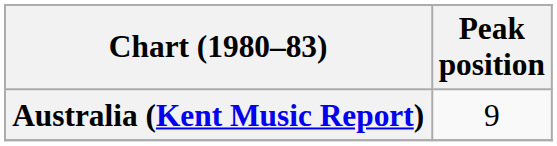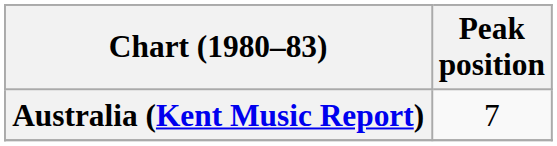(492, 114) 9 -> (492, 114) 7
